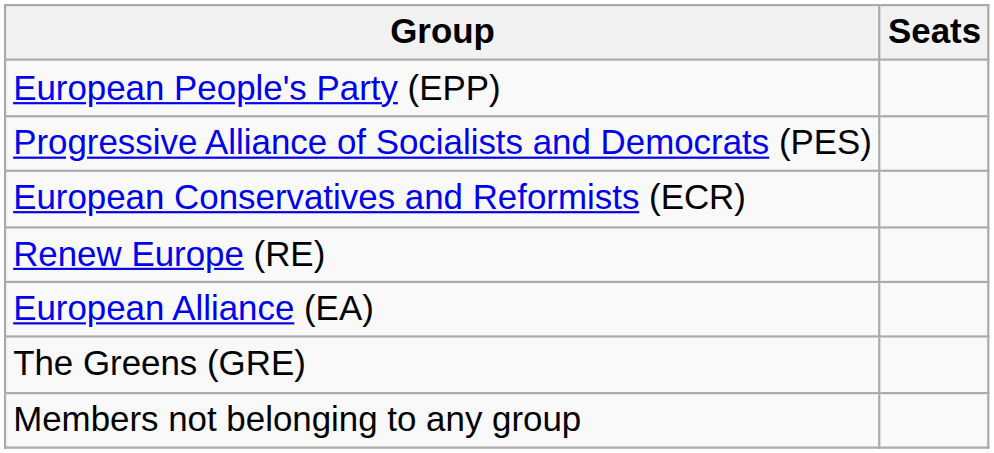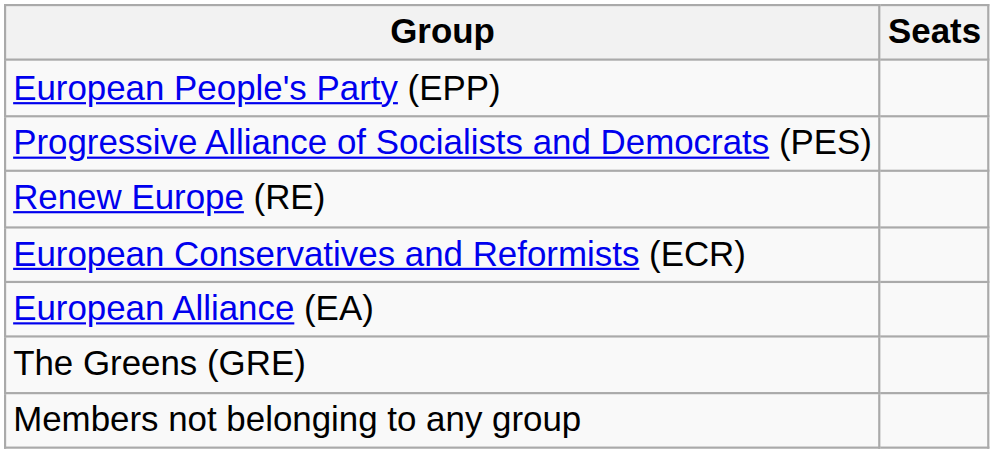rows swapped: (169, 253) <-> (380, 198)
